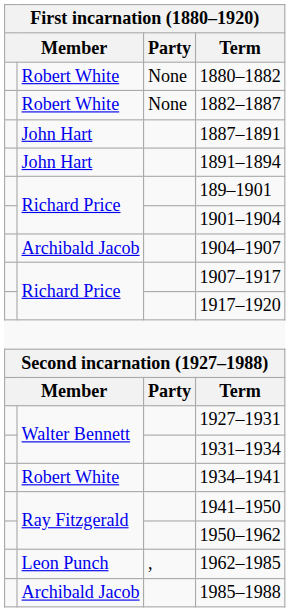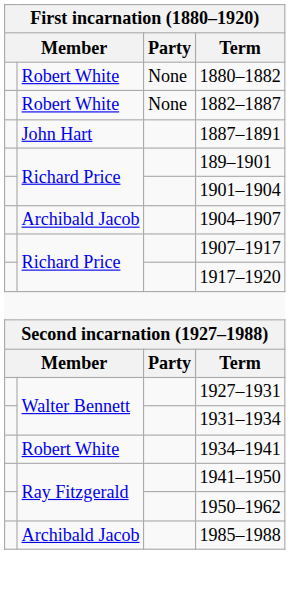- row: (240, 162)
- row: (240, 563)
